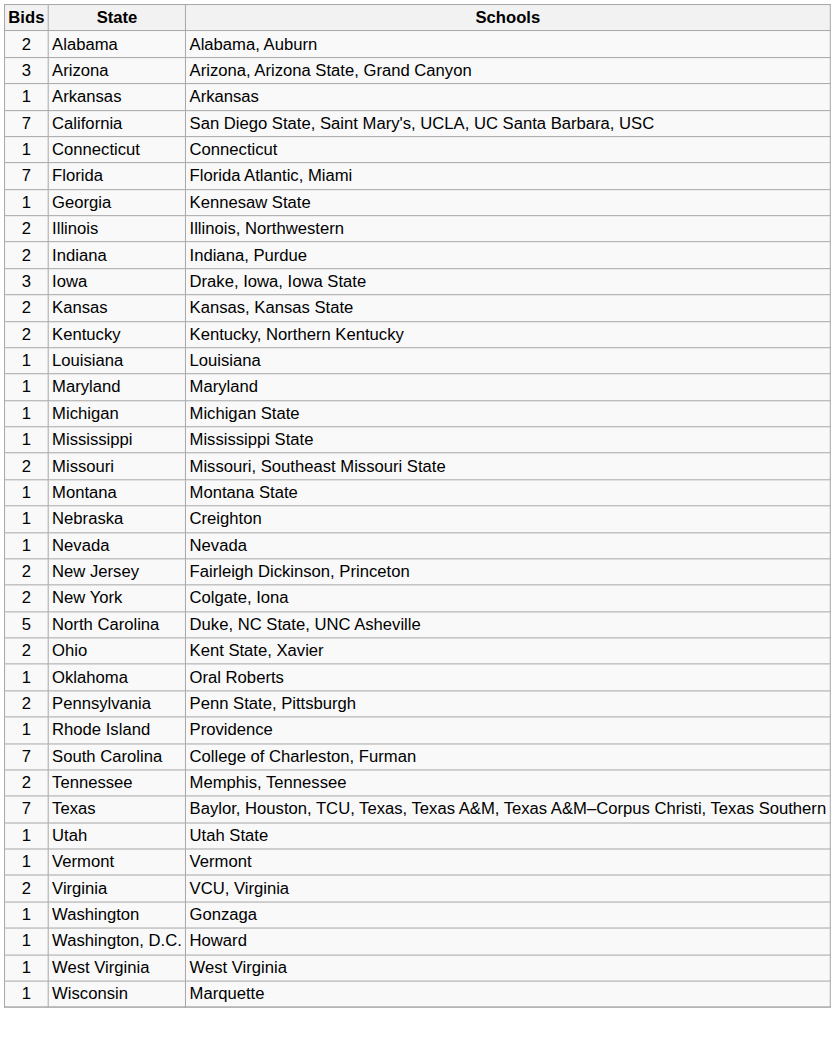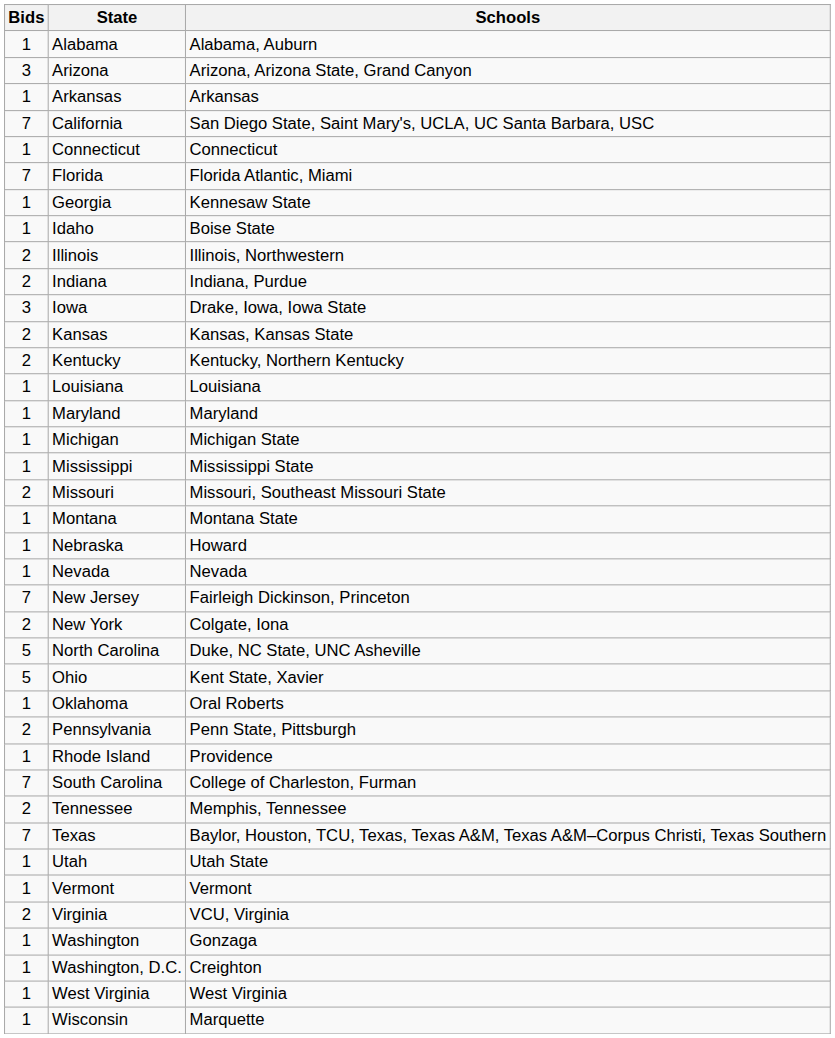(26, 44) 2 -> (26, 44) 1
+ row: (73, 228)
(226, 519) Creighton -> (218, 545) Howard
(26, 571) 2 -> (26, 598) 7
(26, 651) 2 -> (26, 677) 5
(218, 941) Howard -> (226, 967) Creighton
